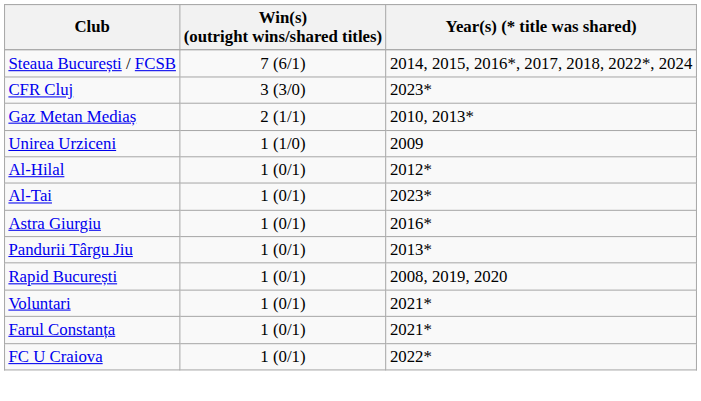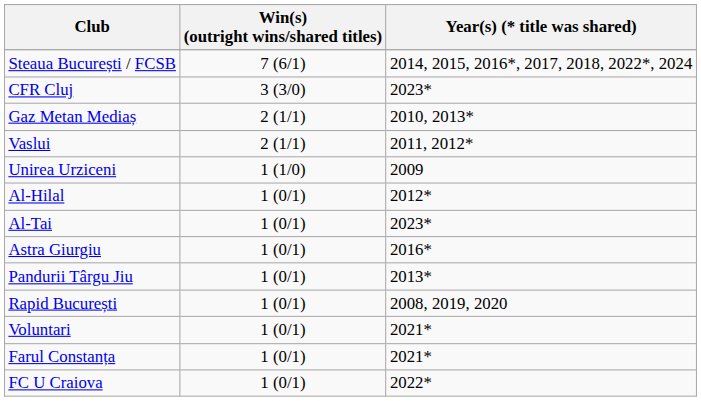+ row: (29, 143)
